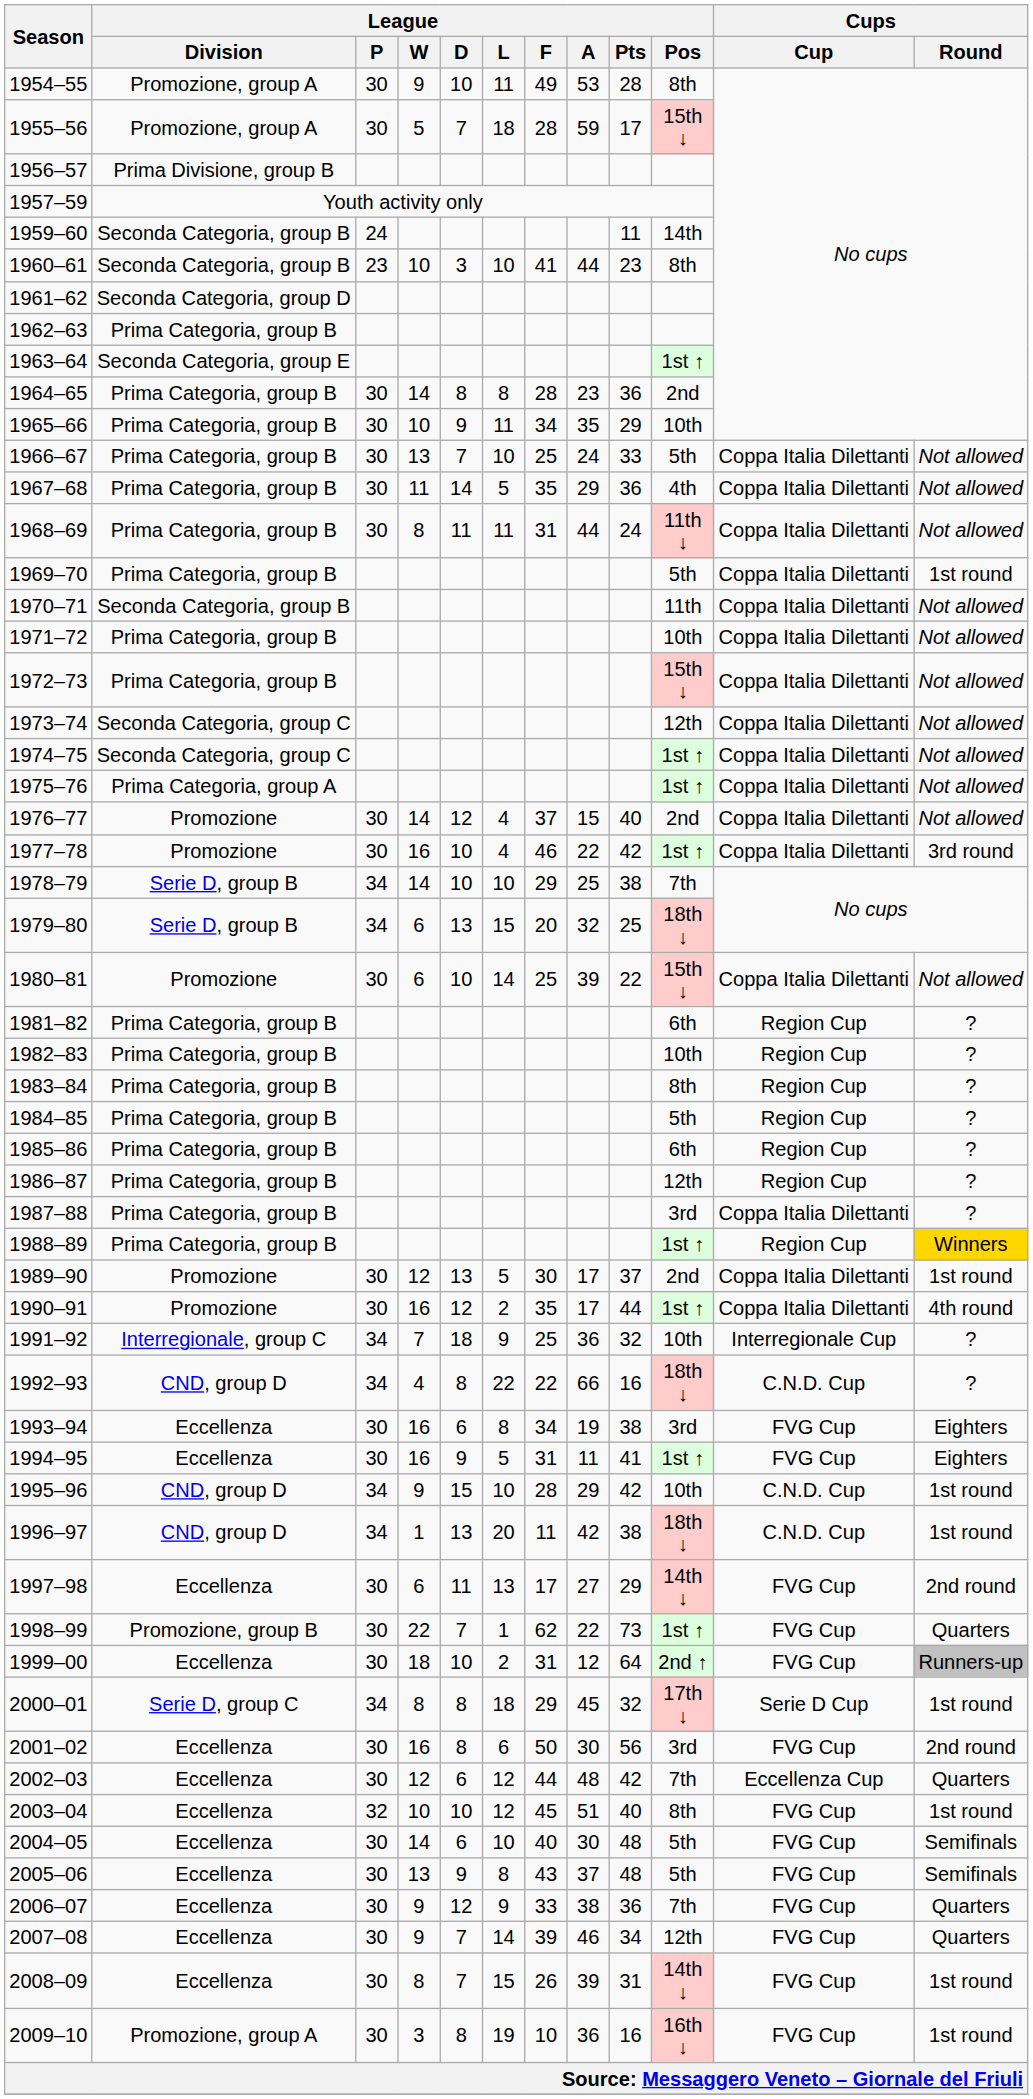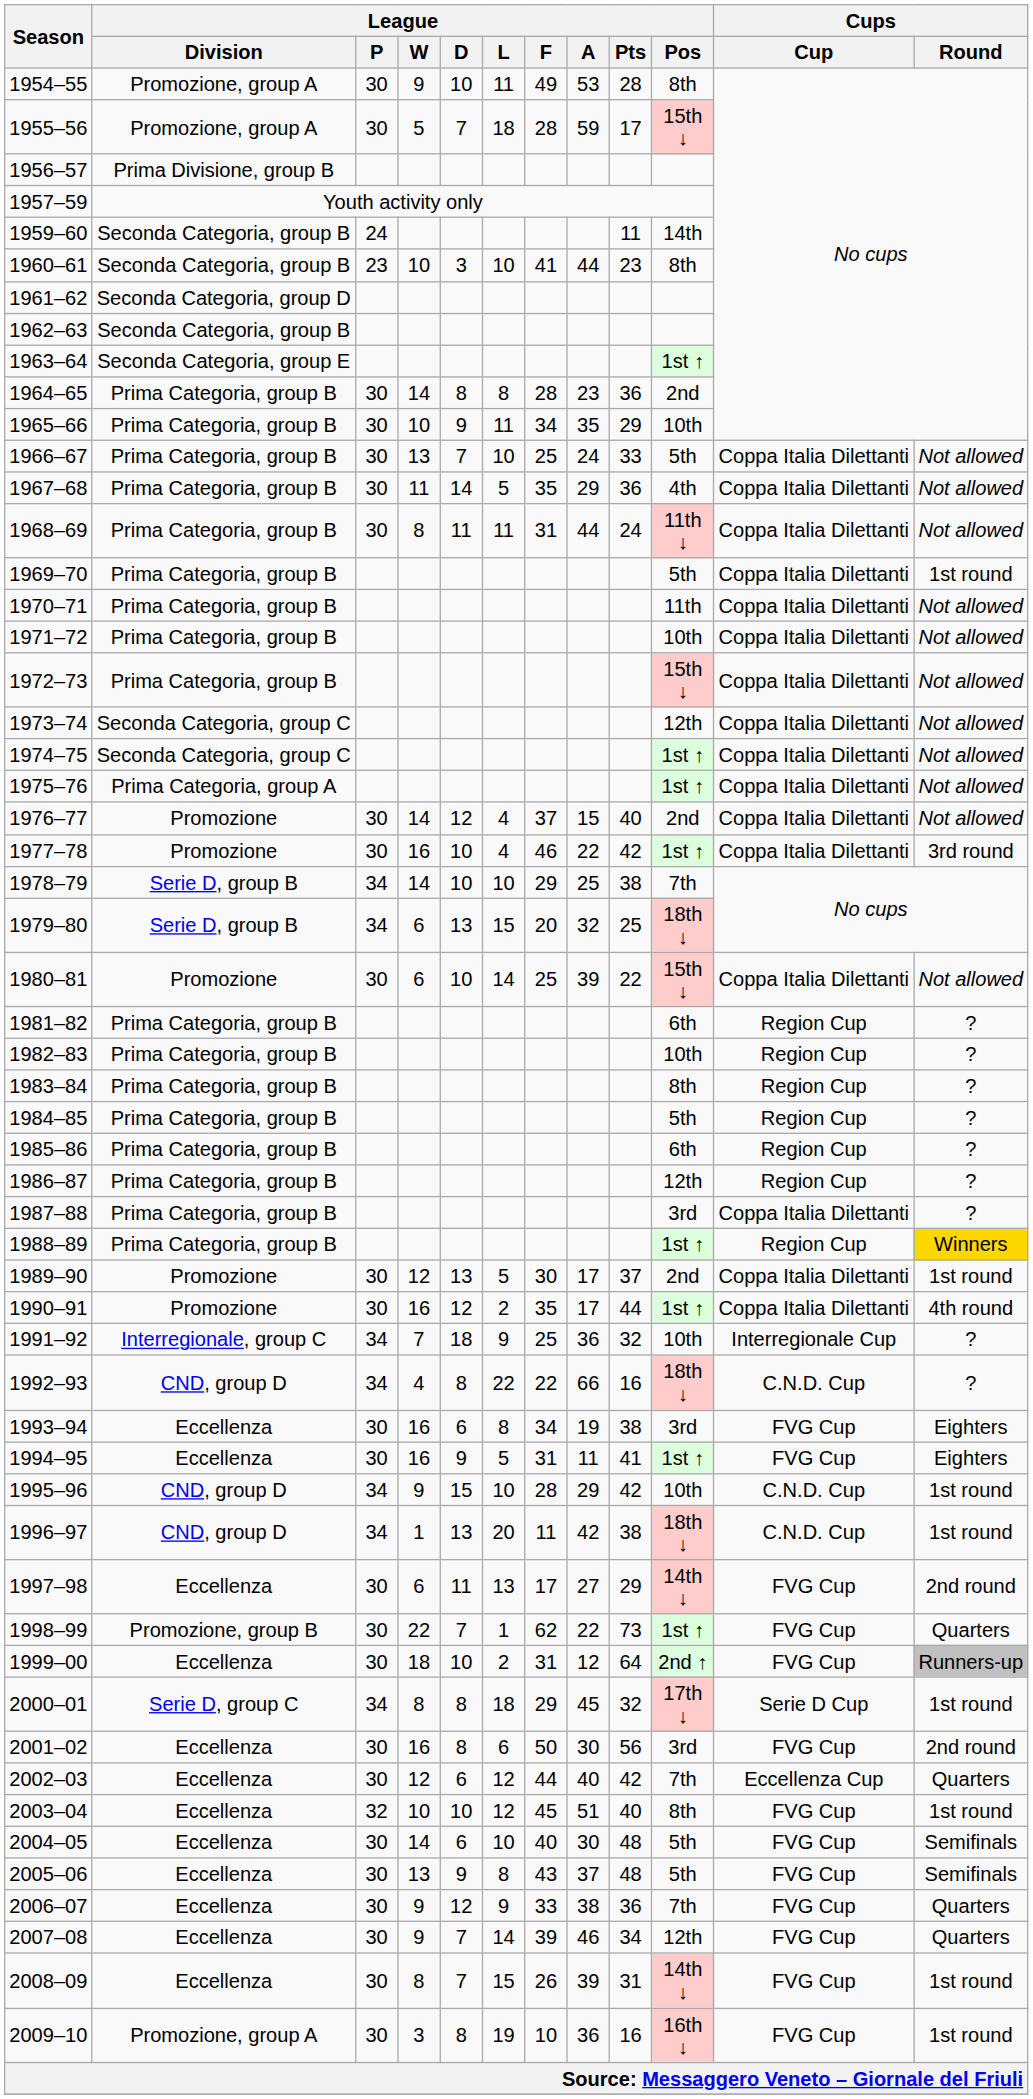(224, 329) Prima Categoria, group B -> (224, 329) Seconda Categoria, group B
(224, 606) Seconda Categoria, group B -> (224, 606) Prima Categoria, group B
(588, 1779) 48 -> (588, 1779) 40
